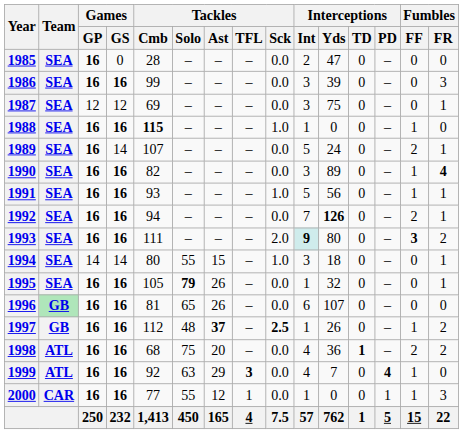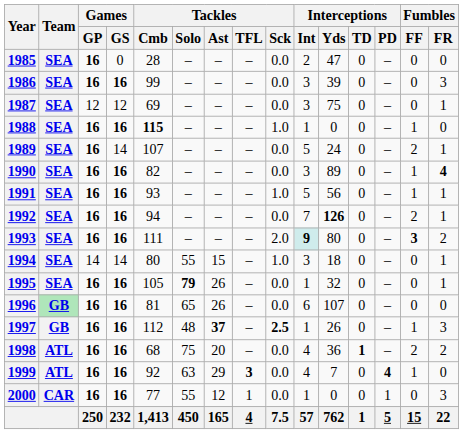(443, 328) 2 -> (443, 328) 3
(414, 395) 1 -> (414, 395) 0
